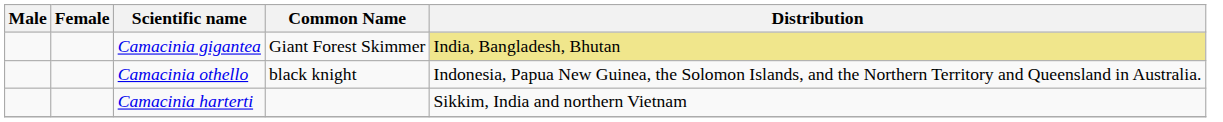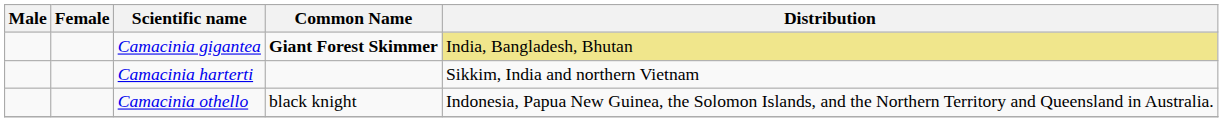(347, 46) normal -> (353, 46) bold
rows swapped: (185, 102) <-> (183, 74)
